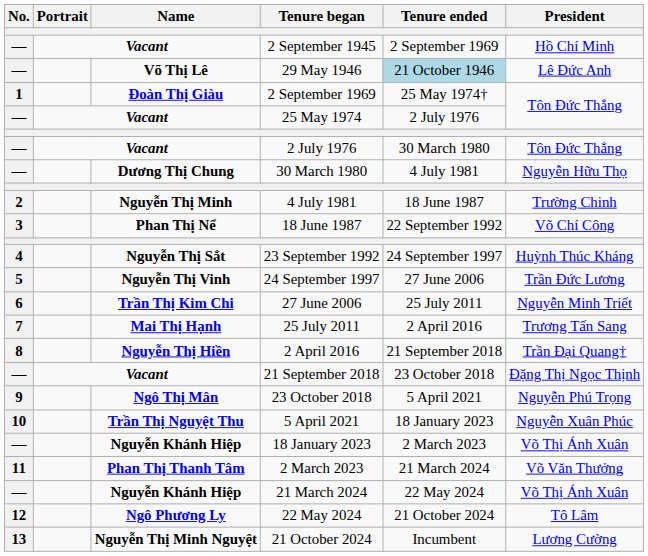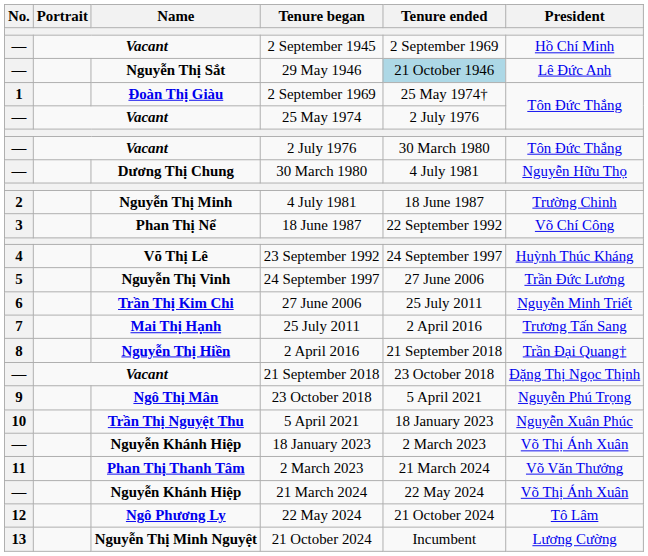(176, 70) Võ Thị Lê -> (176, 70) Nguyễn Thị Sắt
(176, 256) Nguyễn Thị Sắt -> (176, 256) Võ Thị Lê
